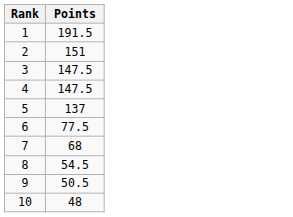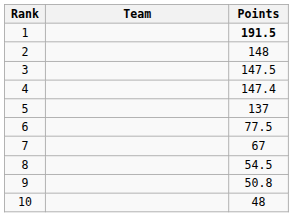+ column: (137, 14)
(75, 33) normal -> (259, 33) bold
(75, 52) 151 -> (259, 52) 148
(75, 89) 147.5 -> (259, 89) 147.4
(75, 146) 68 -> (259, 146) 67
(75, 184) 50.5 -> (259, 184) 50.8
